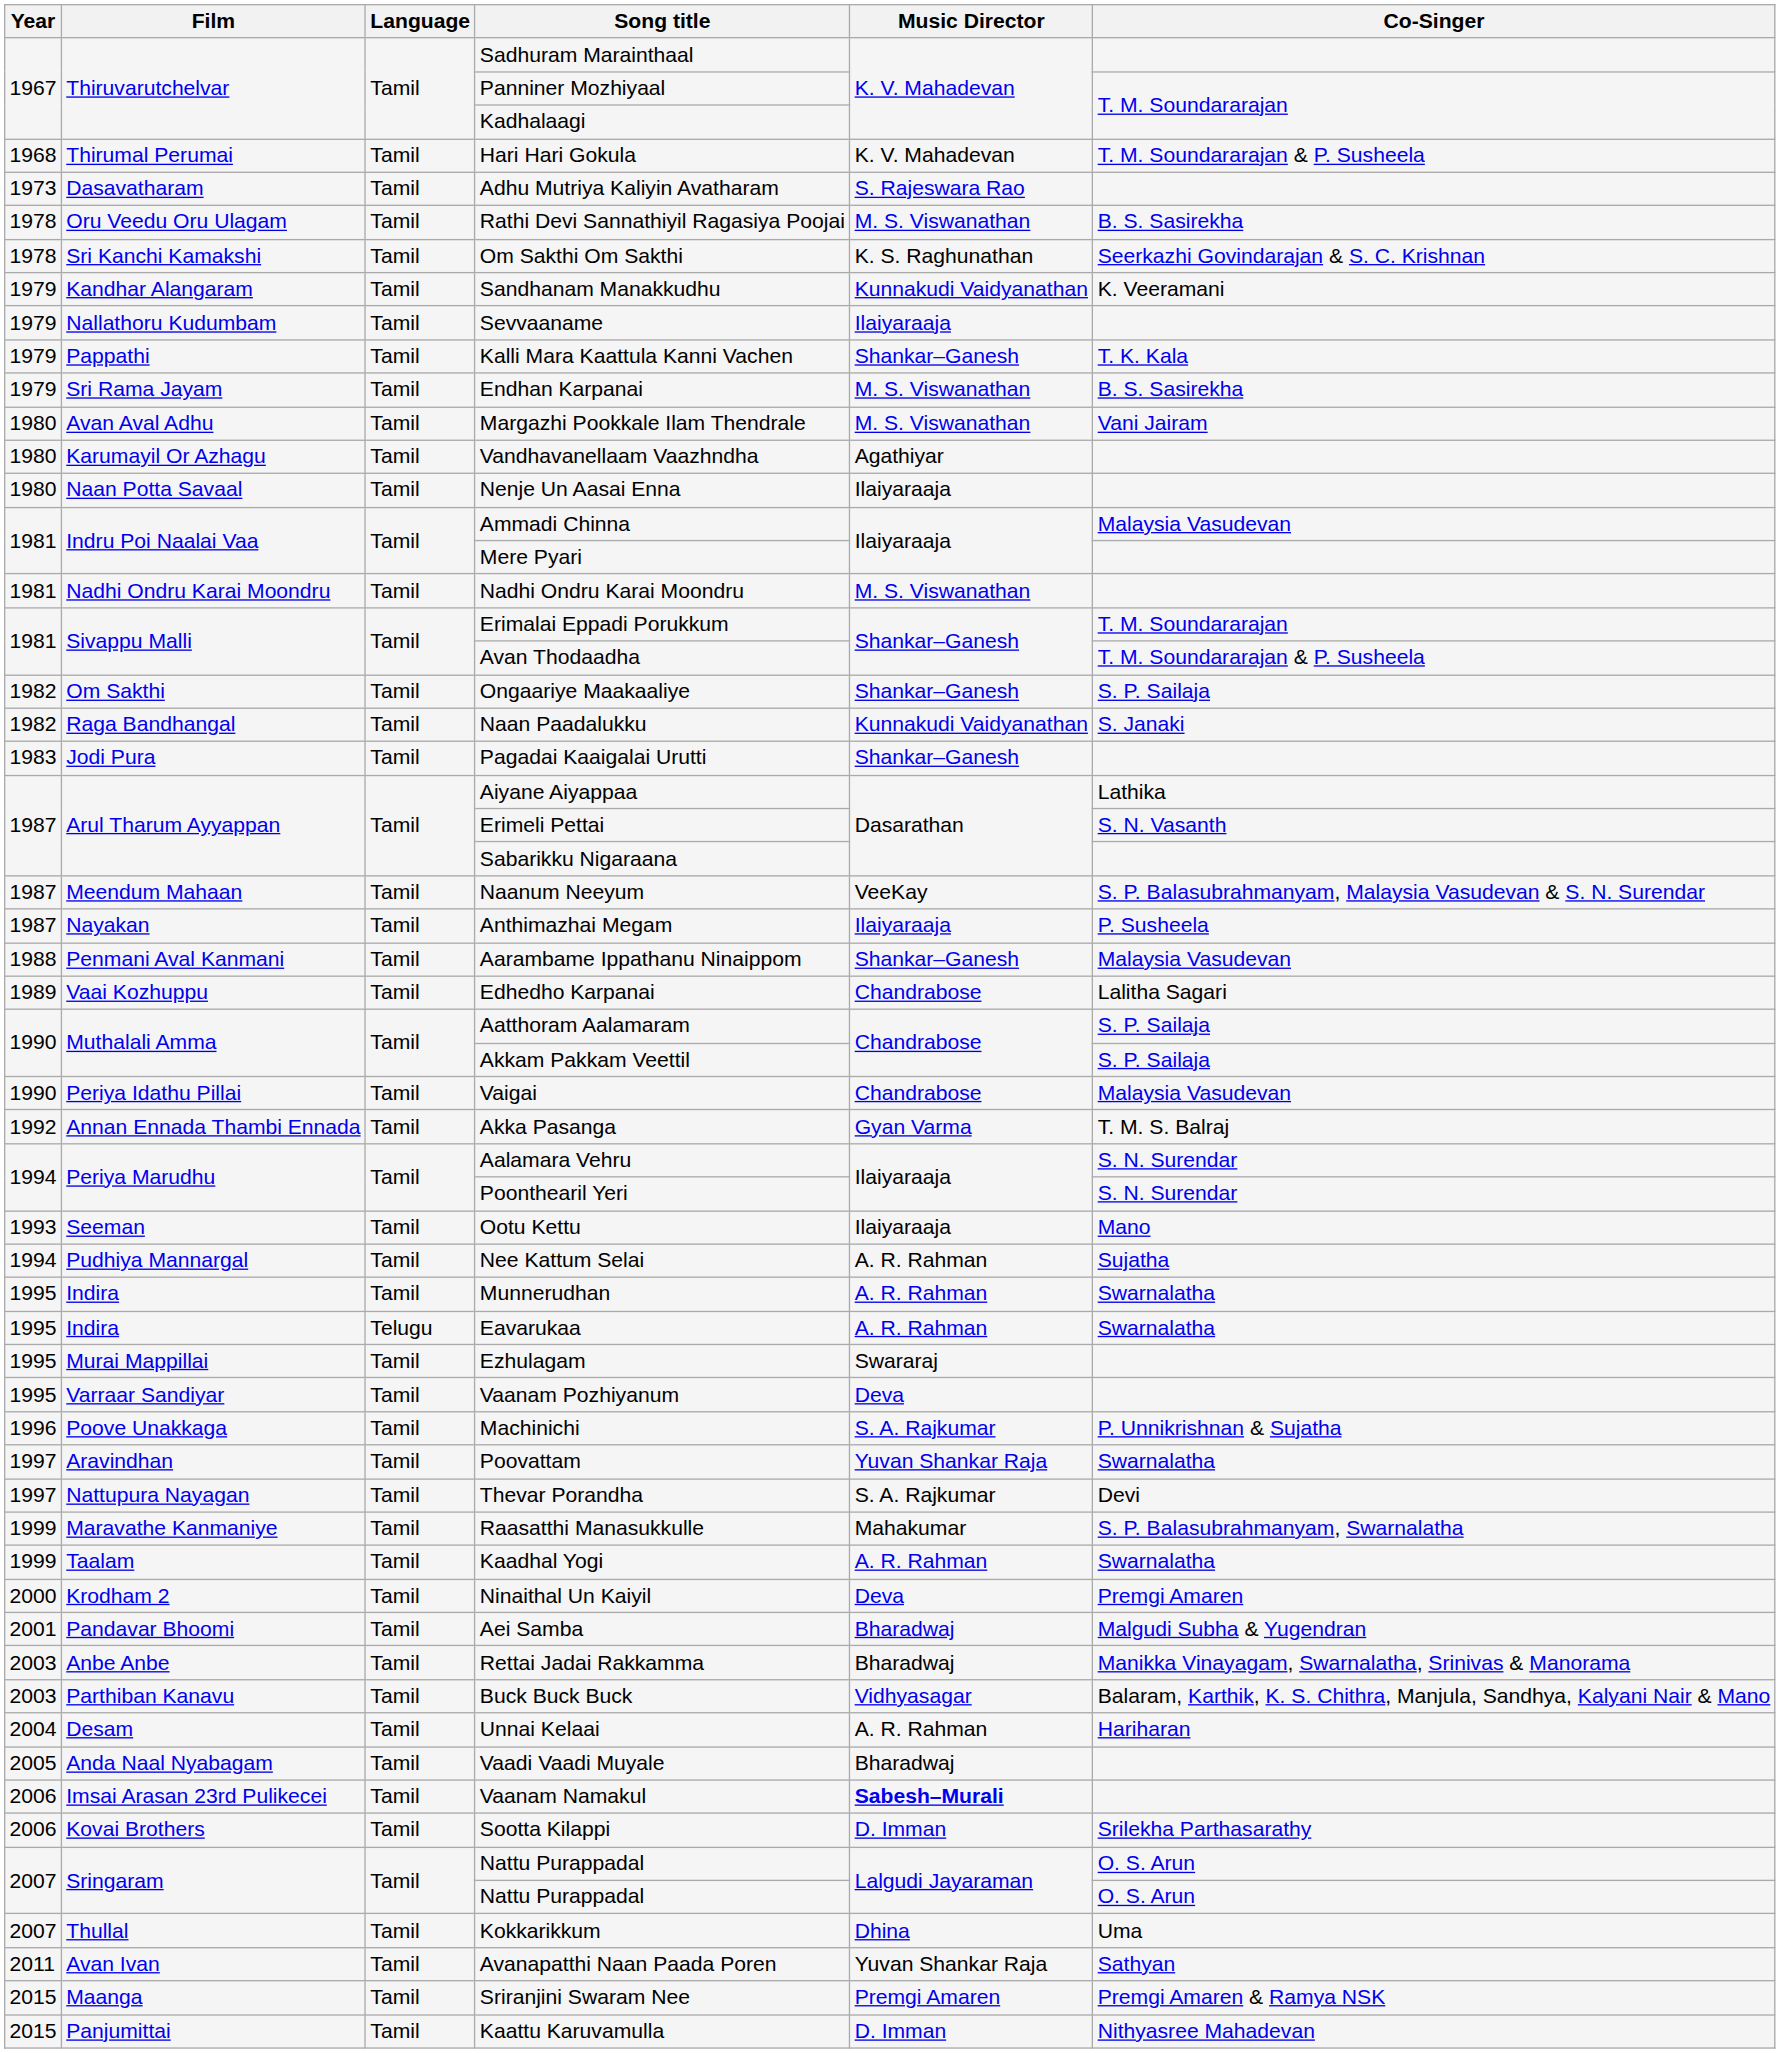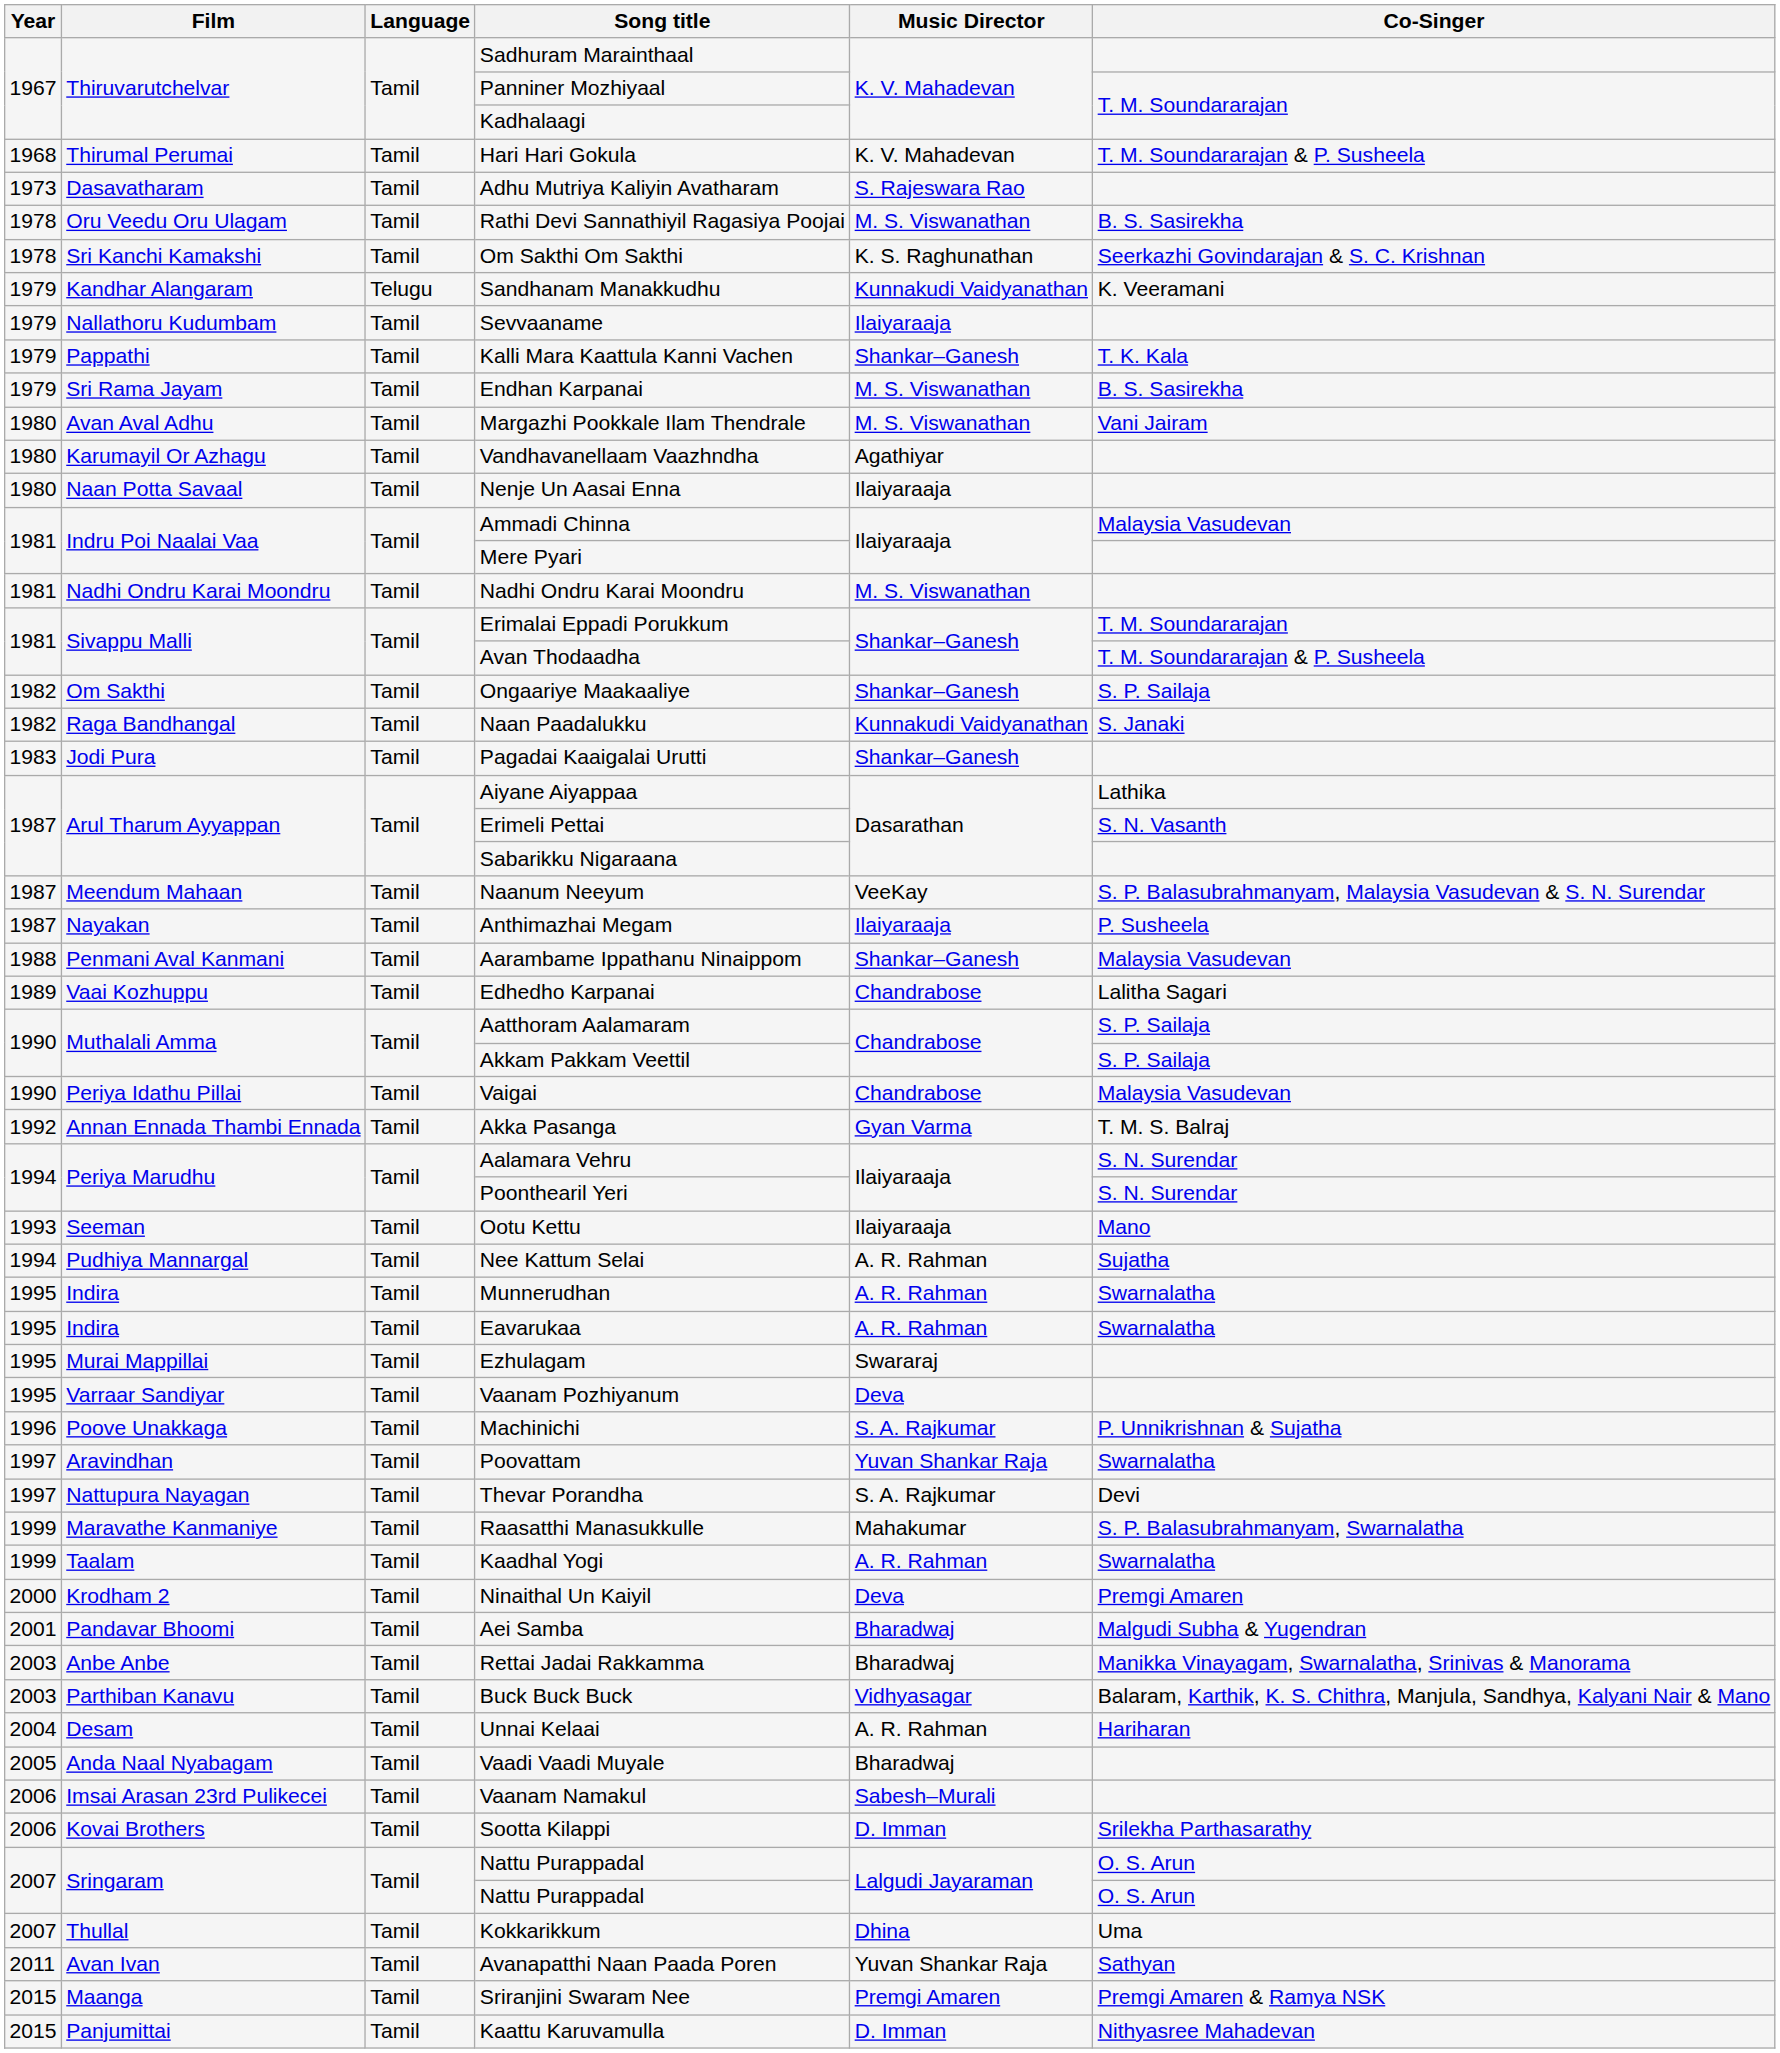(395, 289) Tamil -> (401, 289) Telugu
(401, 1327) Telugu -> (395, 1327) Tamil
(929, 1796) bold -> (925, 1796) normal
